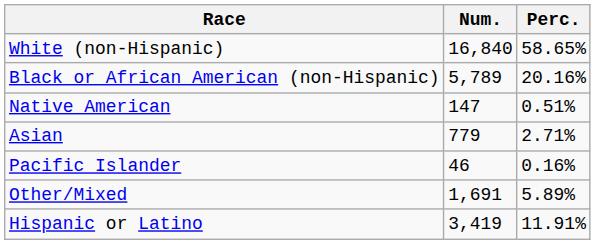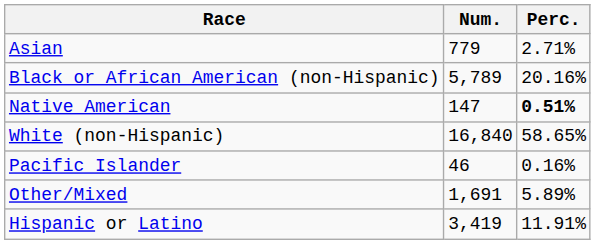rows swapped: (117, 49) <-> (36, 136)
(548, 107) normal -> (548, 107) bold
